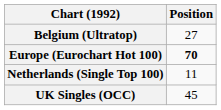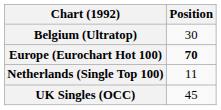(191, 34) 27 -> (191, 34) 30
